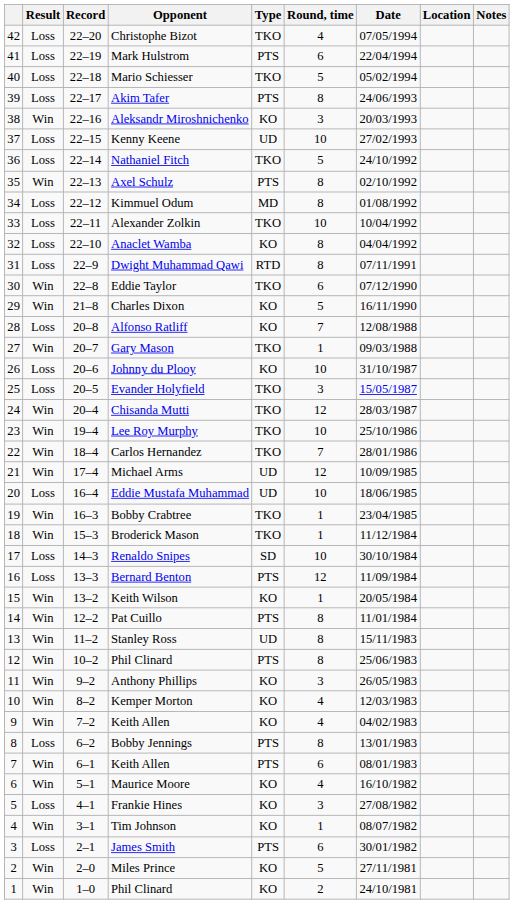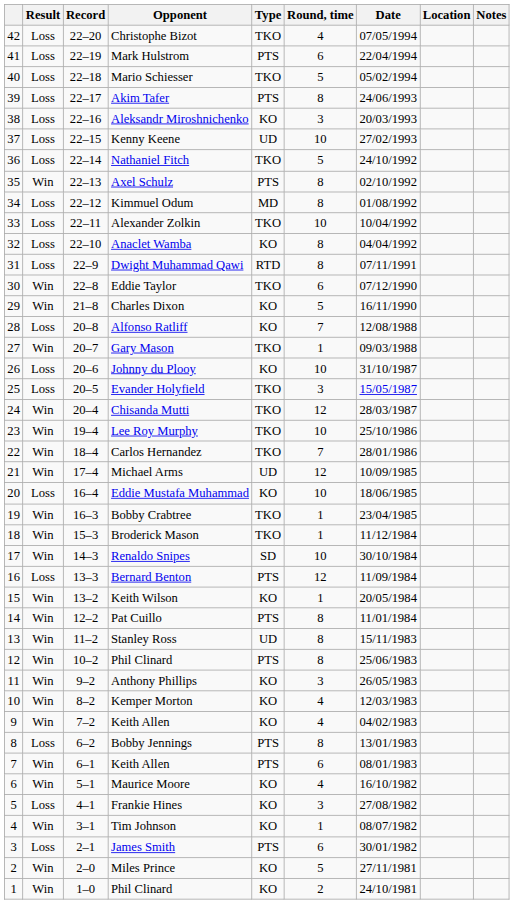(43, 119) Win -> (43, 119) Loss
(268, 493) UD -> (268, 493) KO
(43, 555) Loss -> (43, 555) Win
